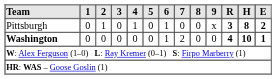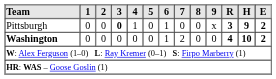(103, 25) 1 -> (103, 25) 0
(119, 25) normal -> (119, 25) bold
(247, 25) 8 -> (247, 25) 9
(263, 39) 1 -> (263, 39) 2
